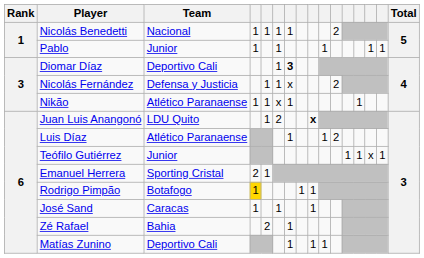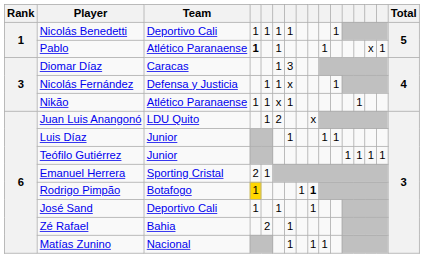(169, 31) Nacional -> (182, 31) Deportivo Cali
(336, 31) 2 -> (336, 31) 1
(162, 49) Junior -> (197, 49) Atlético Paranaense
(256, 49) normal -> (256, 49) bold
(371, 49) 1 -> (371, 49) x
(182, 67) Deportivo Cali -> (168, 67) Caracas
(290, 67) bold -> (290, 67) normal
(336, 85) 2 -> (336, 85) 1
(313, 120) bold -> (313, 120) normal
(197, 138) Atlético Paranaense -> (162, 138) Junior
(336, 138) 2 -> (336, 138) 1
(371, 156) x -> (371, 156) 1
(313, 191) normal -> (313, 191) bold
(168, 209) Caracas -> (182, 209) Deportivo Cali
(182, 244) Deportivo Cali -> (169, 244) Nacional
